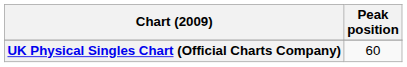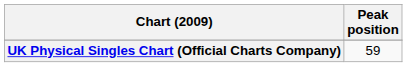(373, 51) 60 -> (373, 51) 59
